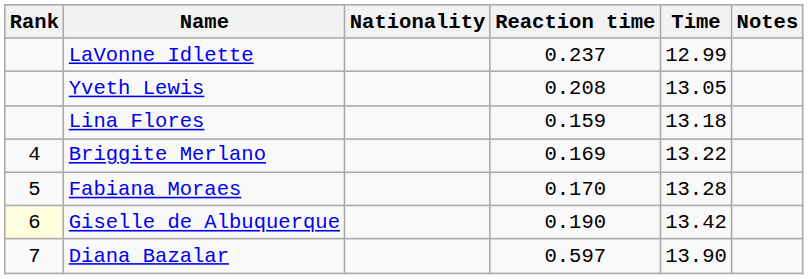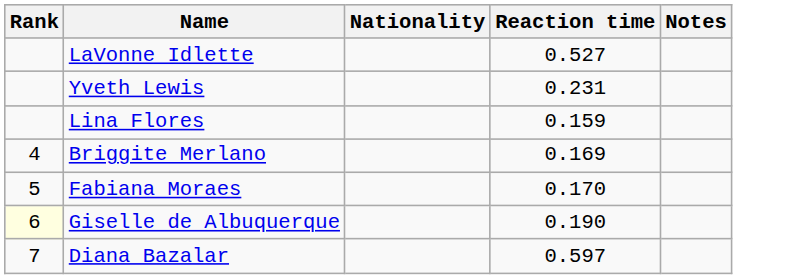- column: (696, 22)
(575, 55) 0.237 -> (575, 55) 0.527
(575, 88) 0.208 -> (575, 88) 0.231
